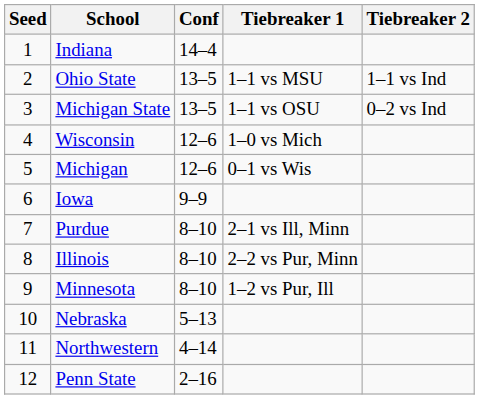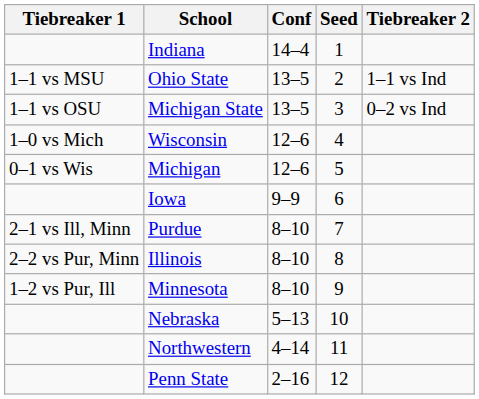columns swapped: (28, 19) <-> (293, 19)
